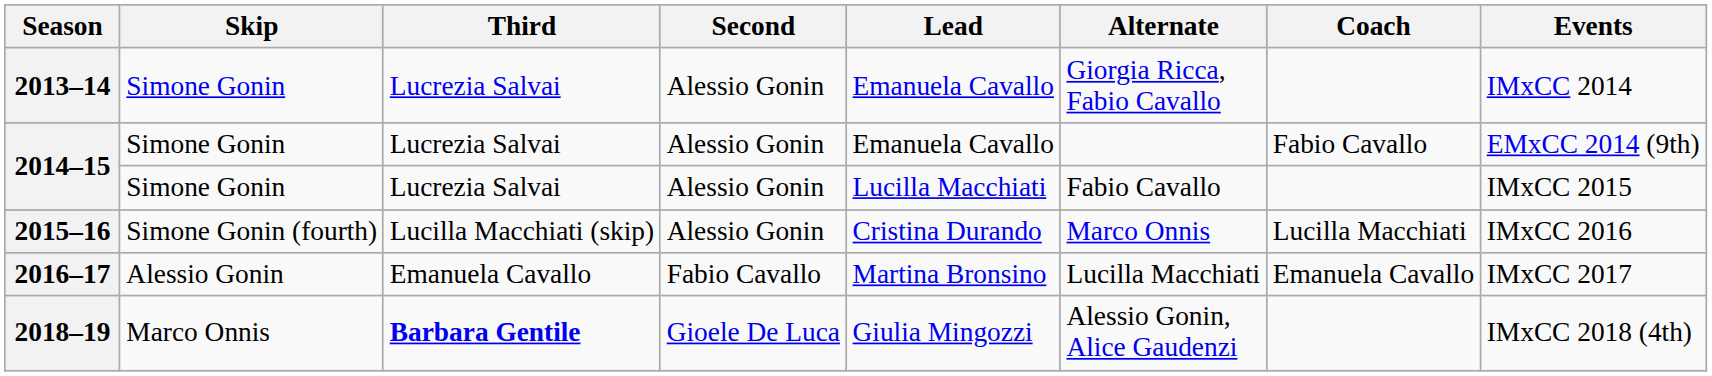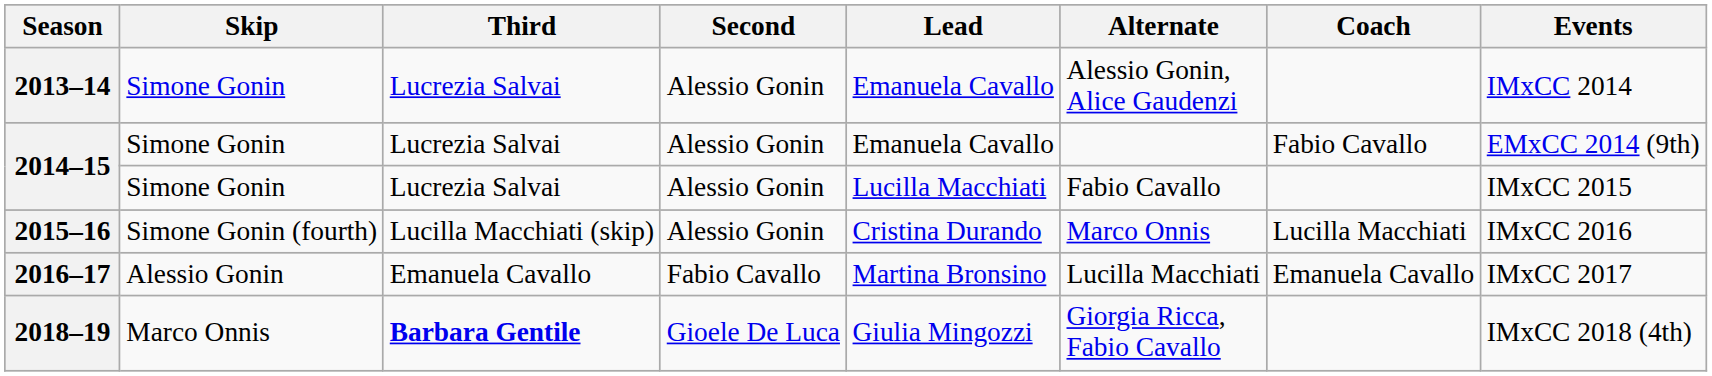(1146, 84) Giorgia Ricca, Fabio Cavallo -> (1152, 84) Alessio Gonin, Alice Gaudenzi
(1152, 332) Alessio Gonin, Alice Gaudenzi -> (1146, 332) Giorgia Ricca, Fabio Cavallo
